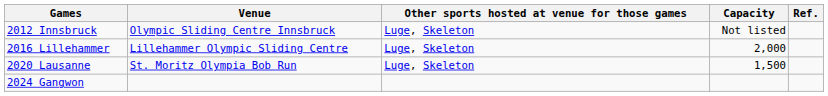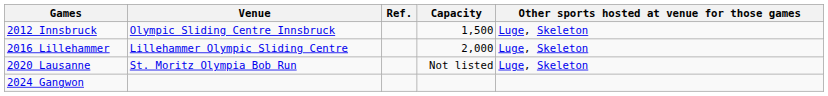columns swapped: (546, 13) <-> (806, 13)
(754, 30) Not listed -> (477, 30) 1,500
(770, 65) 1,500 -> (461, 65) Not listed
